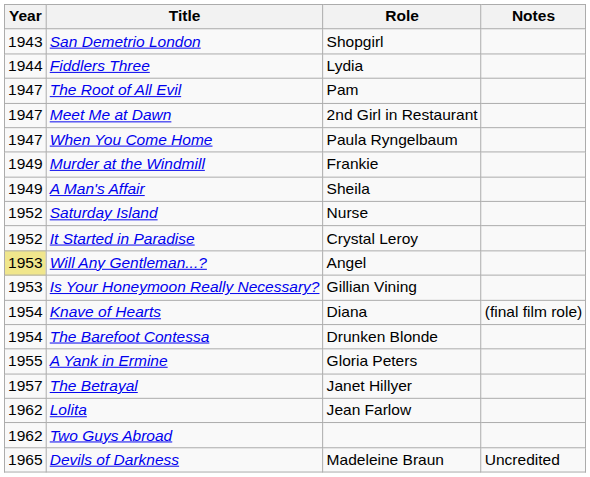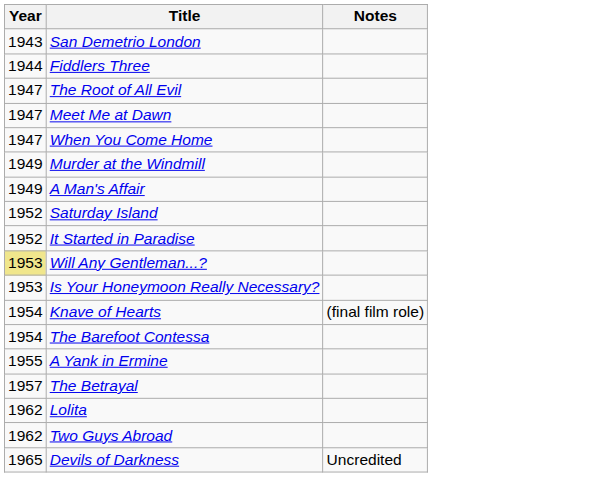- column: (402, 16)
